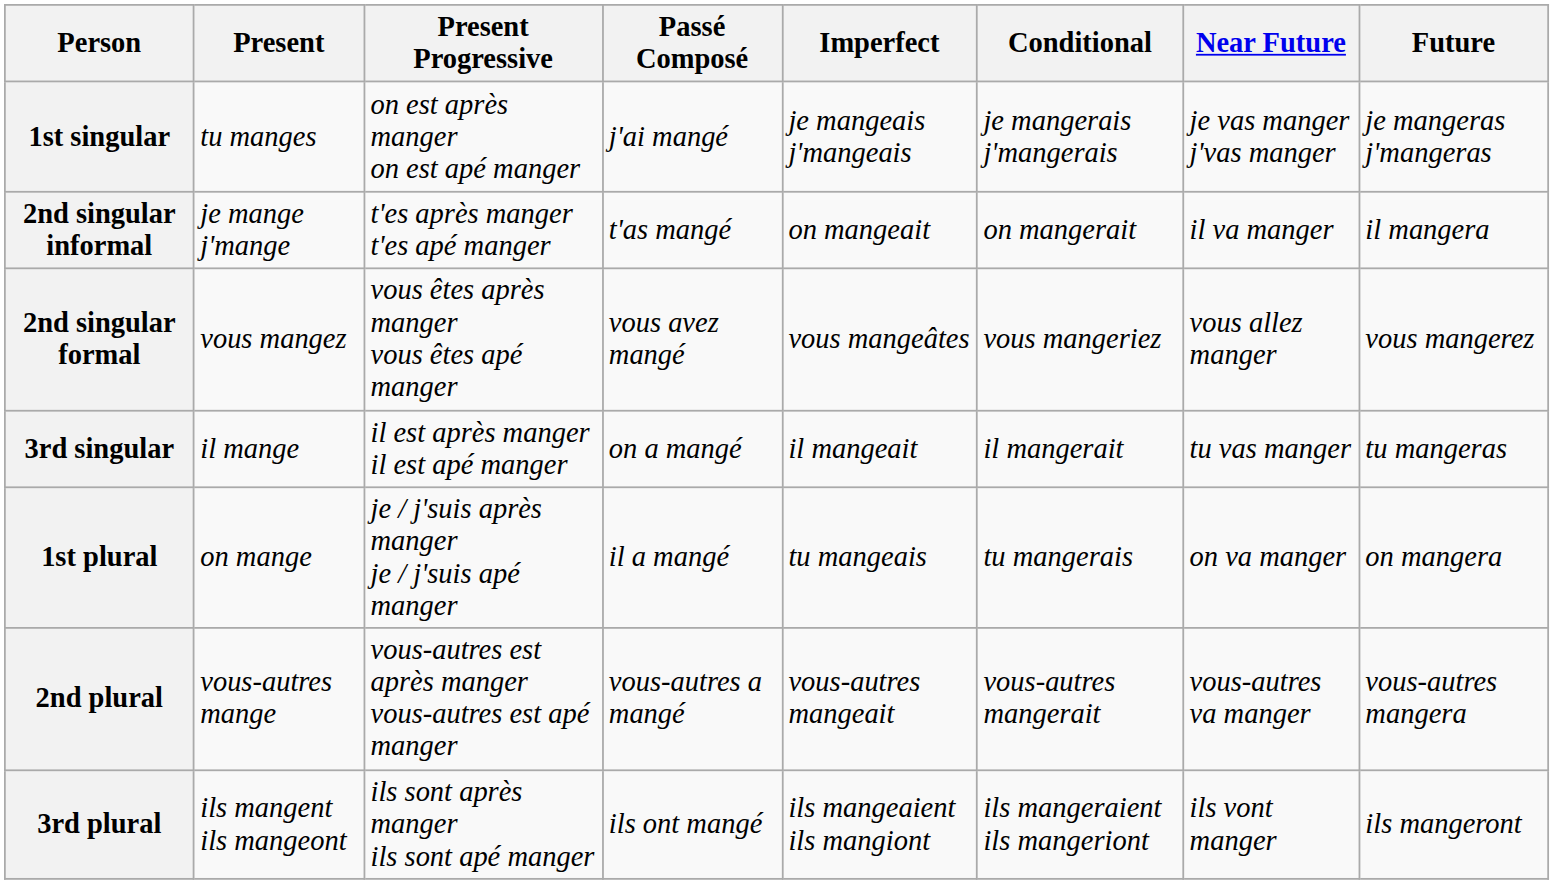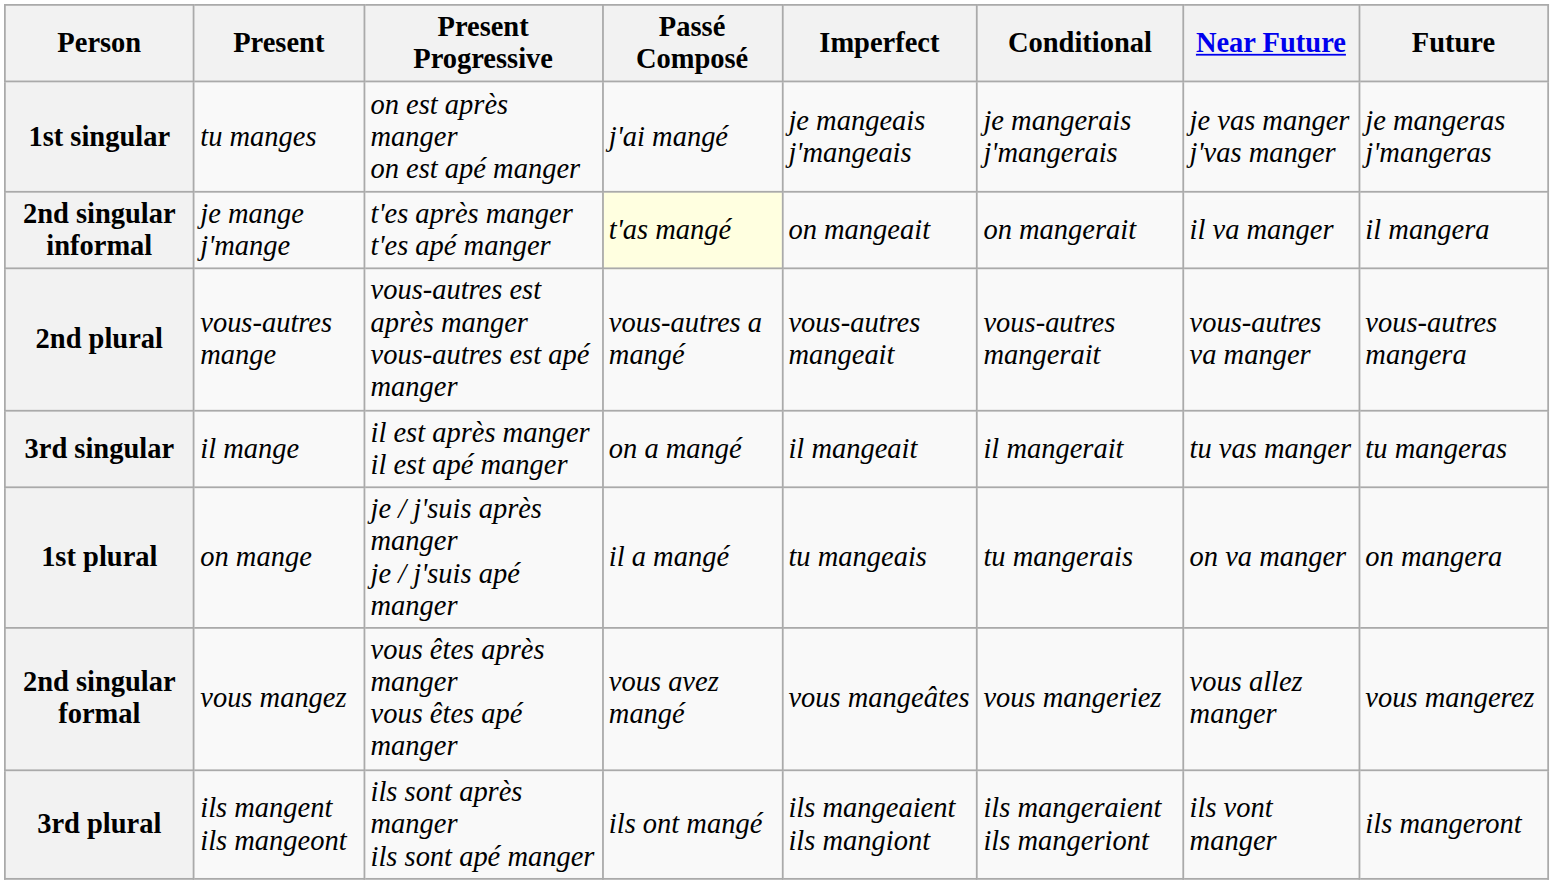(670, 229) no background -> (670, 229) lightyellow background
rows swapped: (99, 338) <-> (99, 698)
